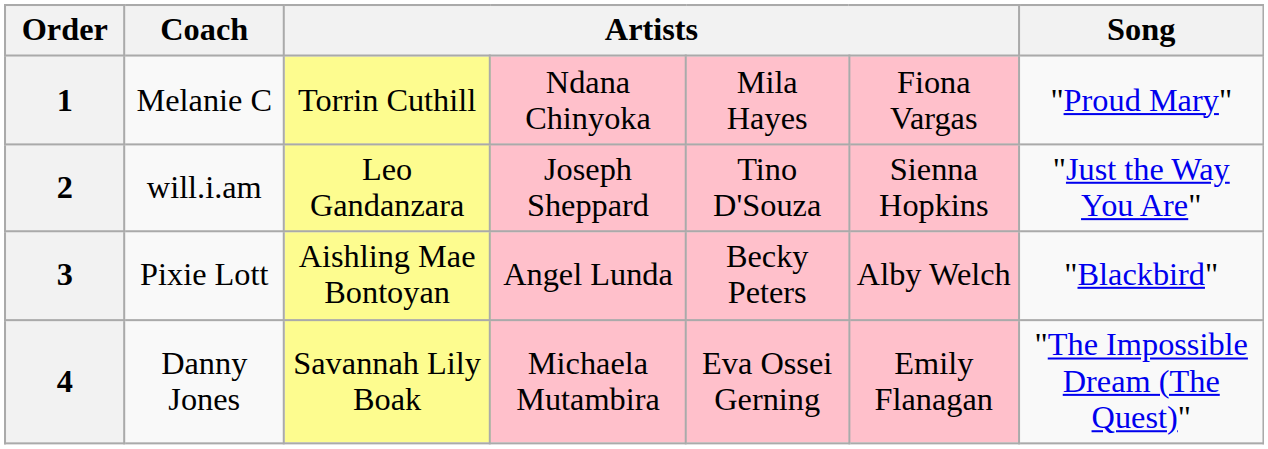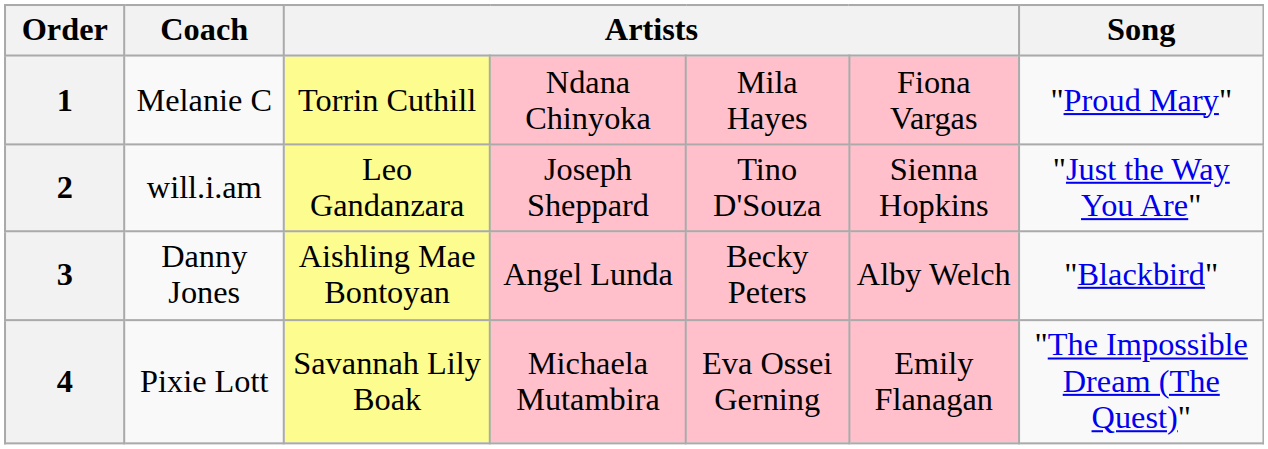(204, 274) Pixie Lott -> (204, 274) Danny Jones
(204, 380) Danny Jones -> (204, 380) Pixie Lott
